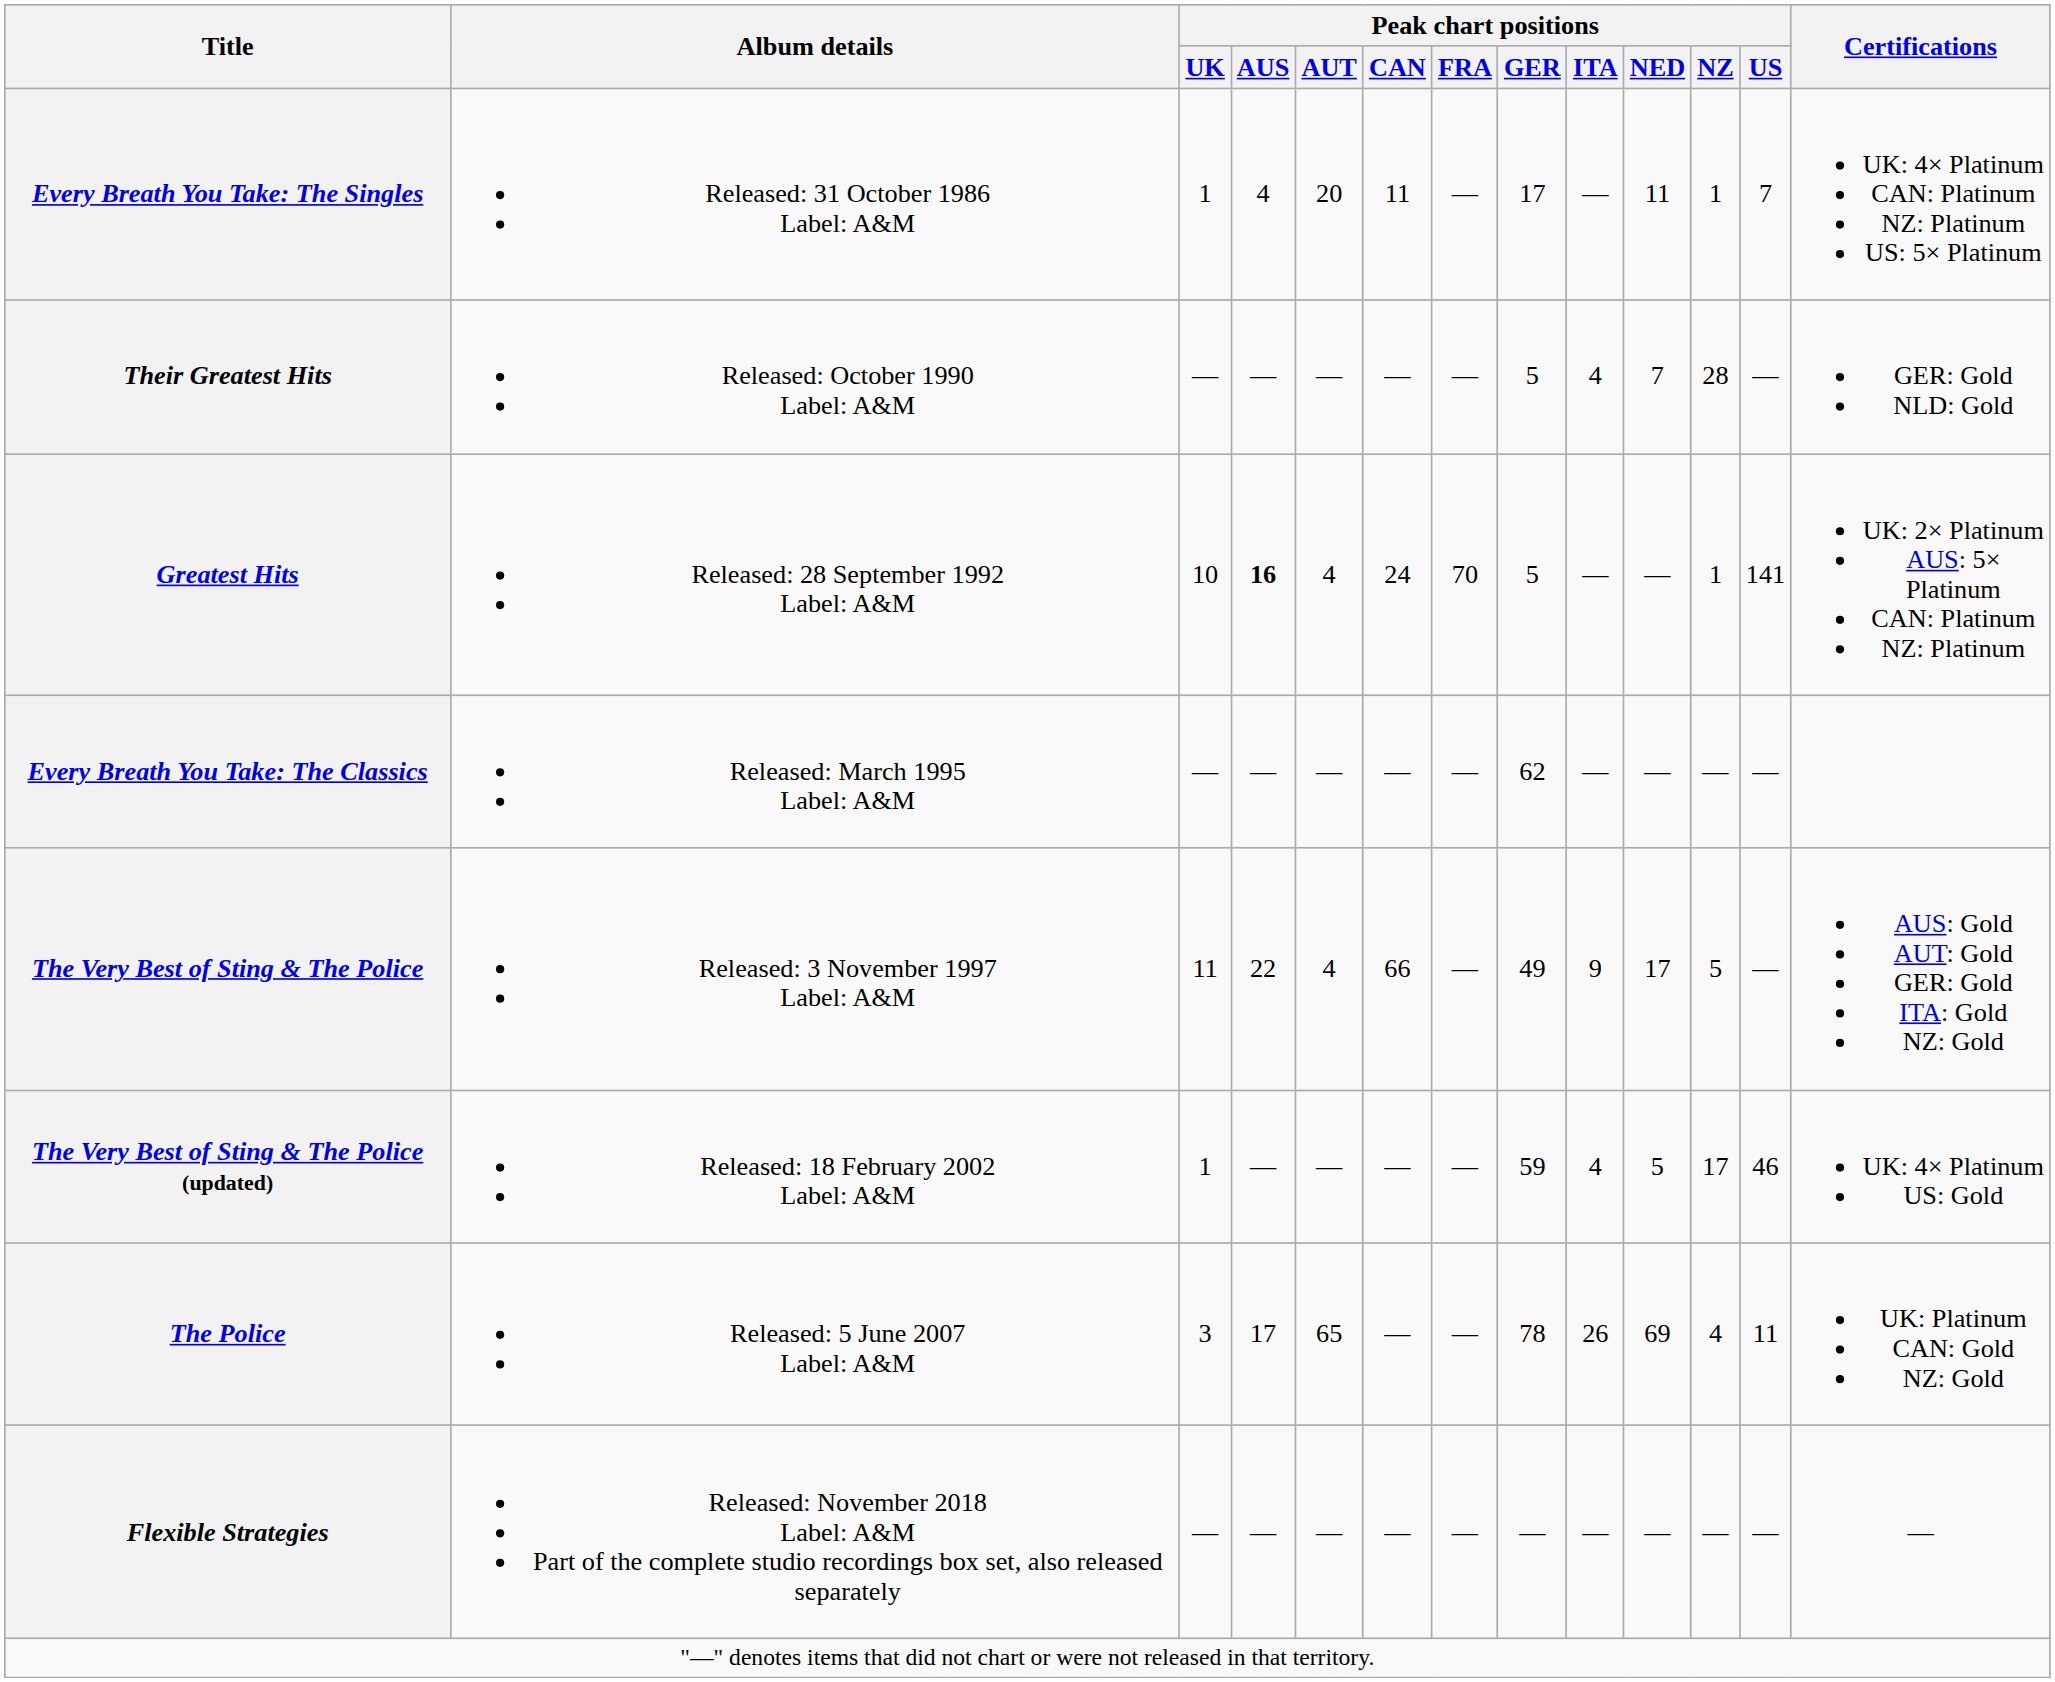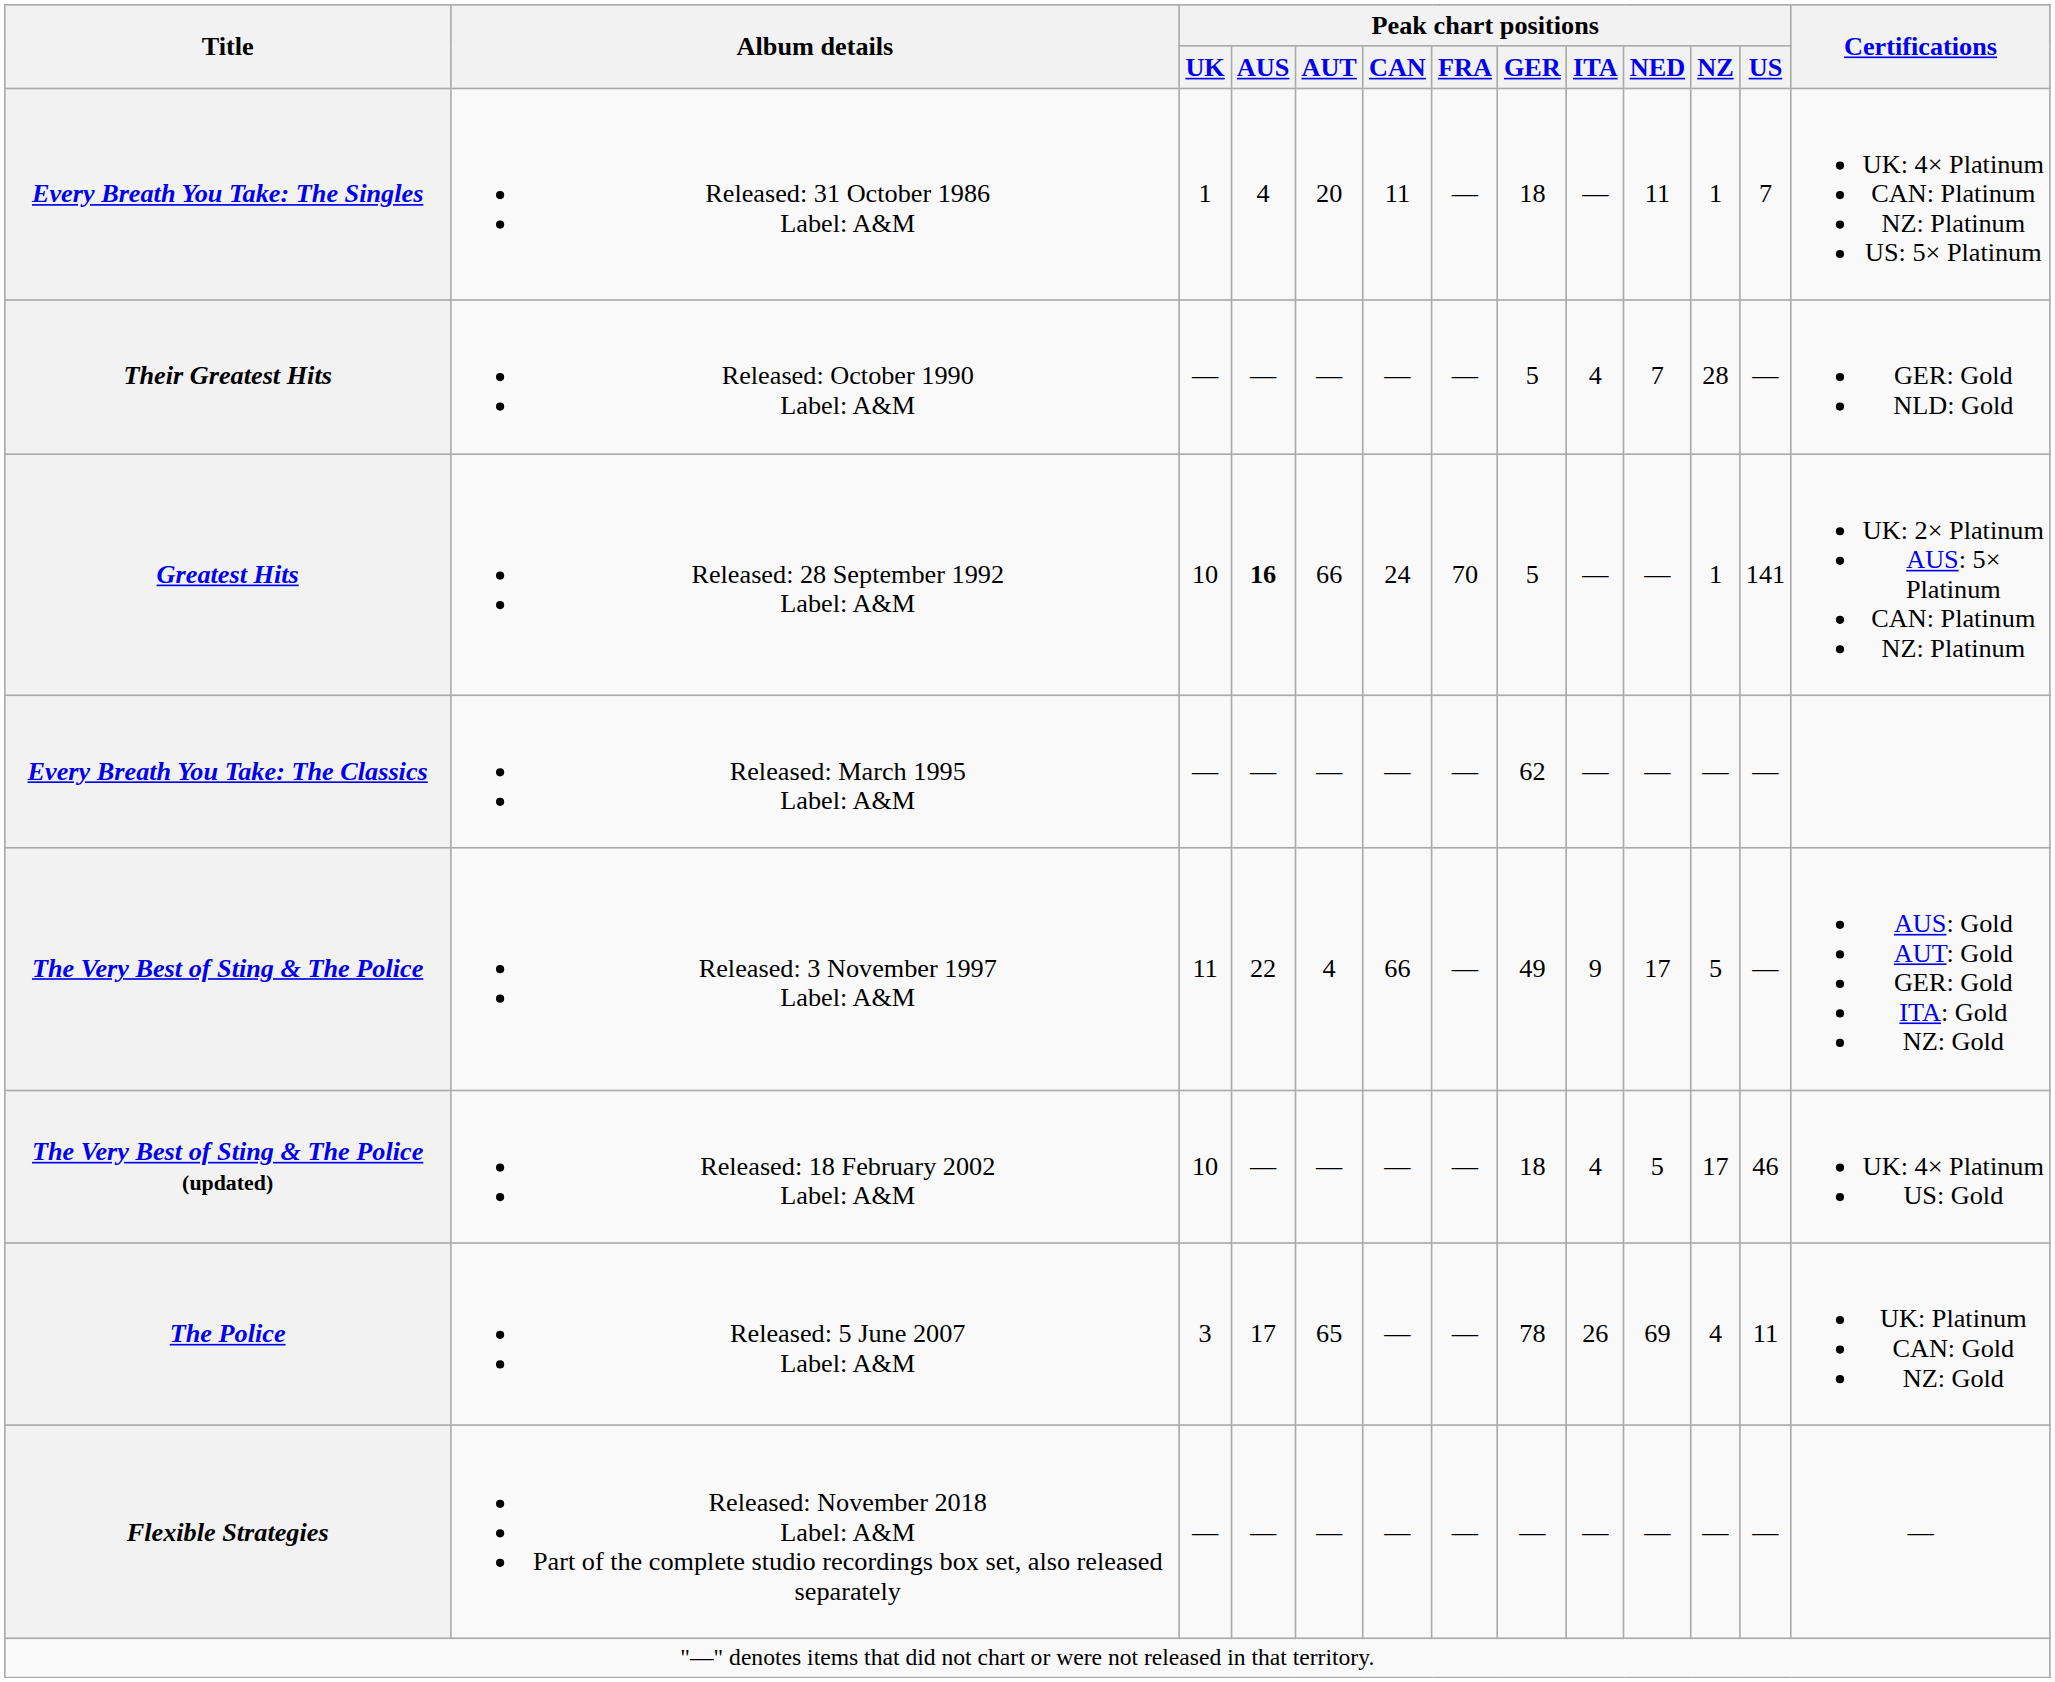(1532, 193) 17 -> (1532, 193) 18
(1329, 573) 4 -> (1329, 573) 66
(1205, 1166) 1 -> (1205, 1166) 10
(1532, 1166) 59 -> (1532, 1166) 18
